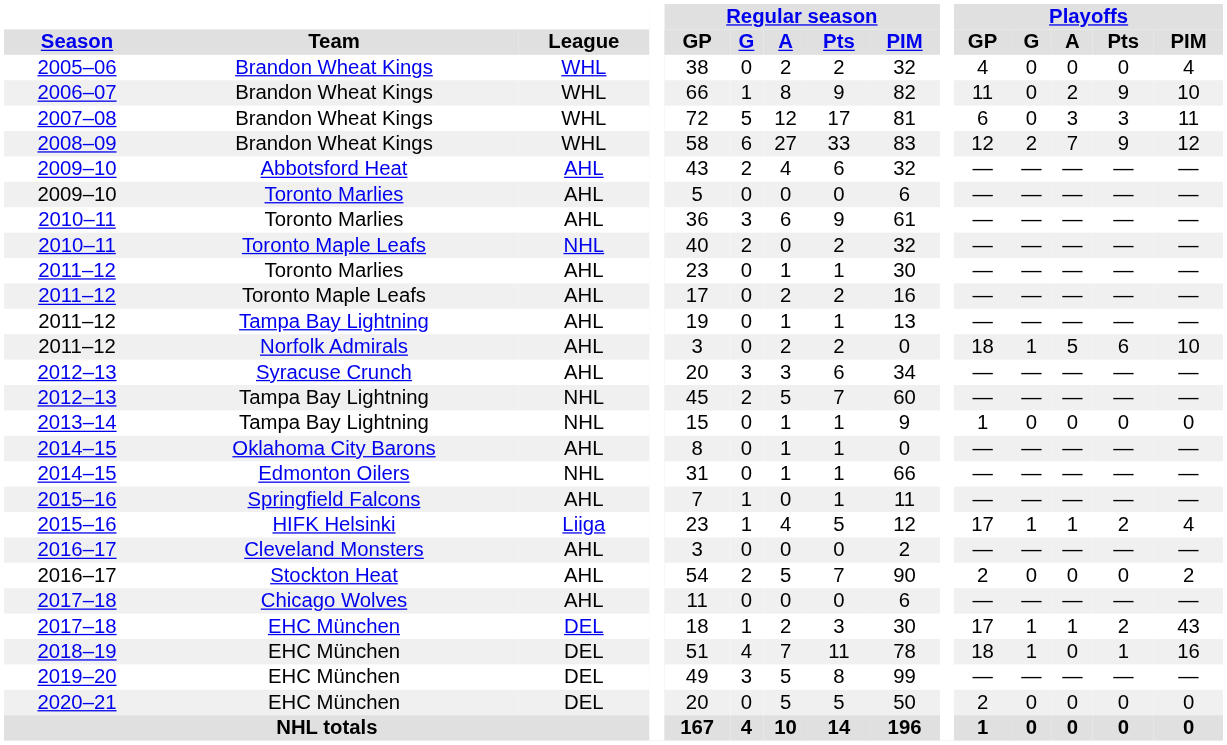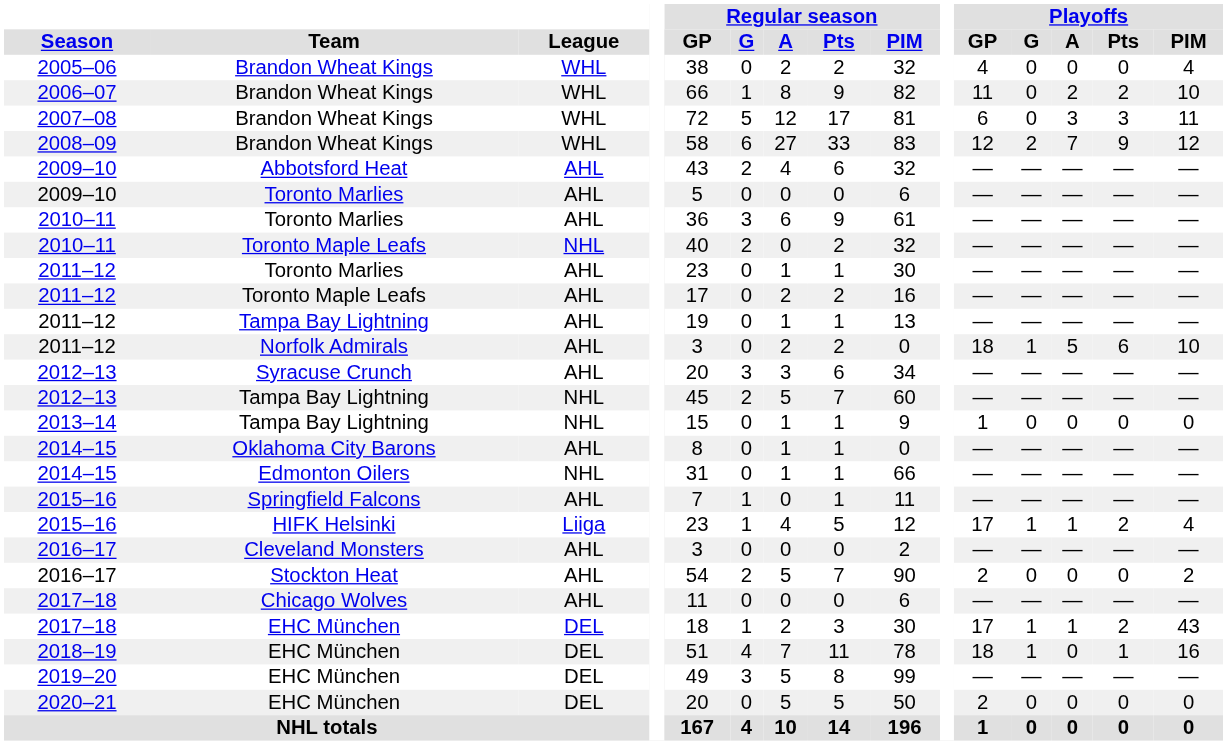(1123, 92) 9 -> (1123, 92) 2
